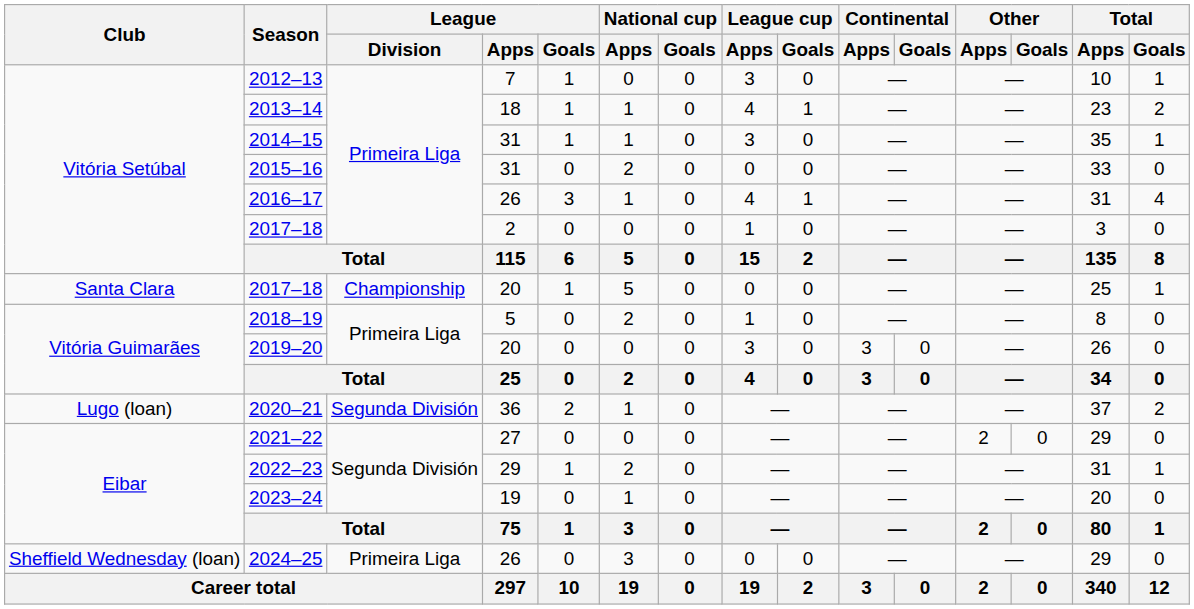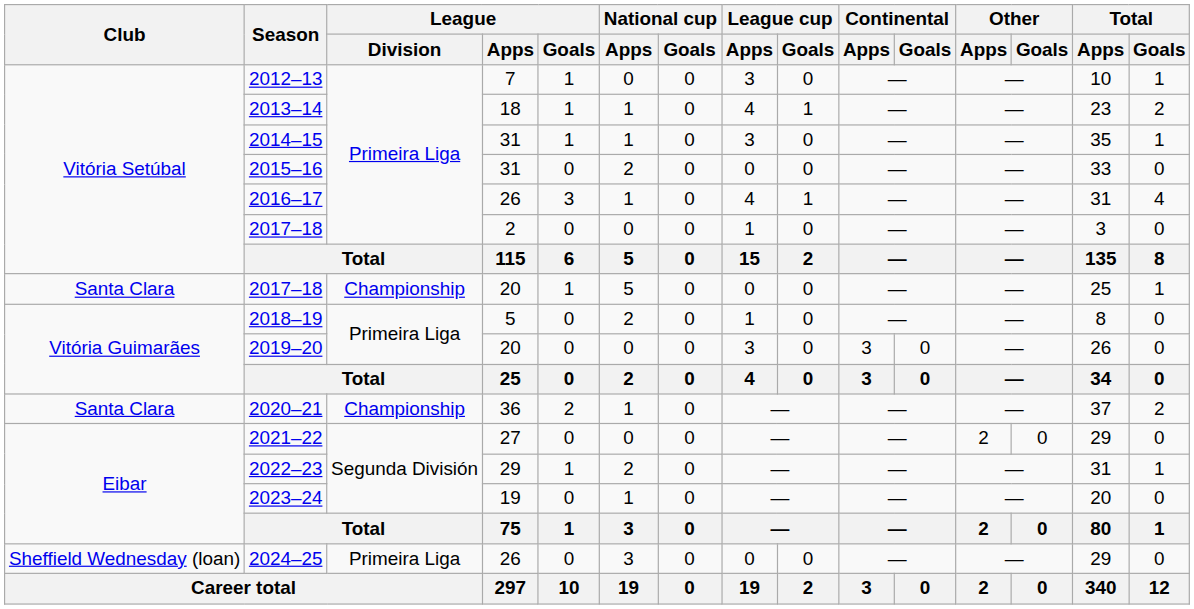(125, 408) Lugo (loan) -> (125, 408) Santa Clara
(405, 408) Segunda División -> (405, 408) Championship
